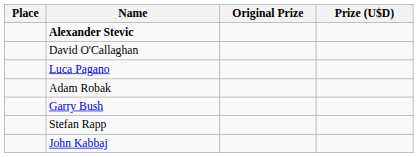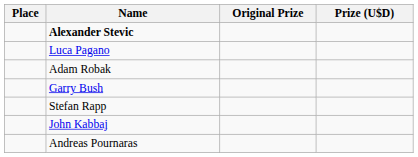- row: (94, 50)
+ row: (93, 143)
